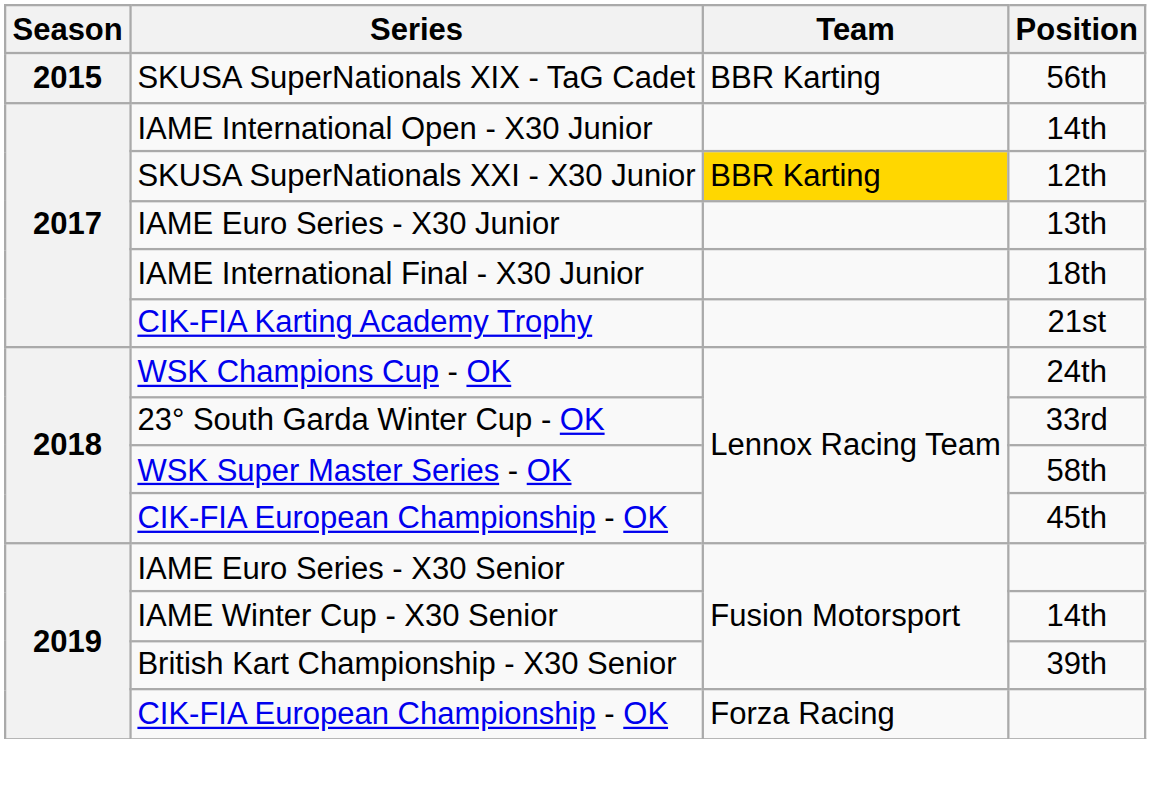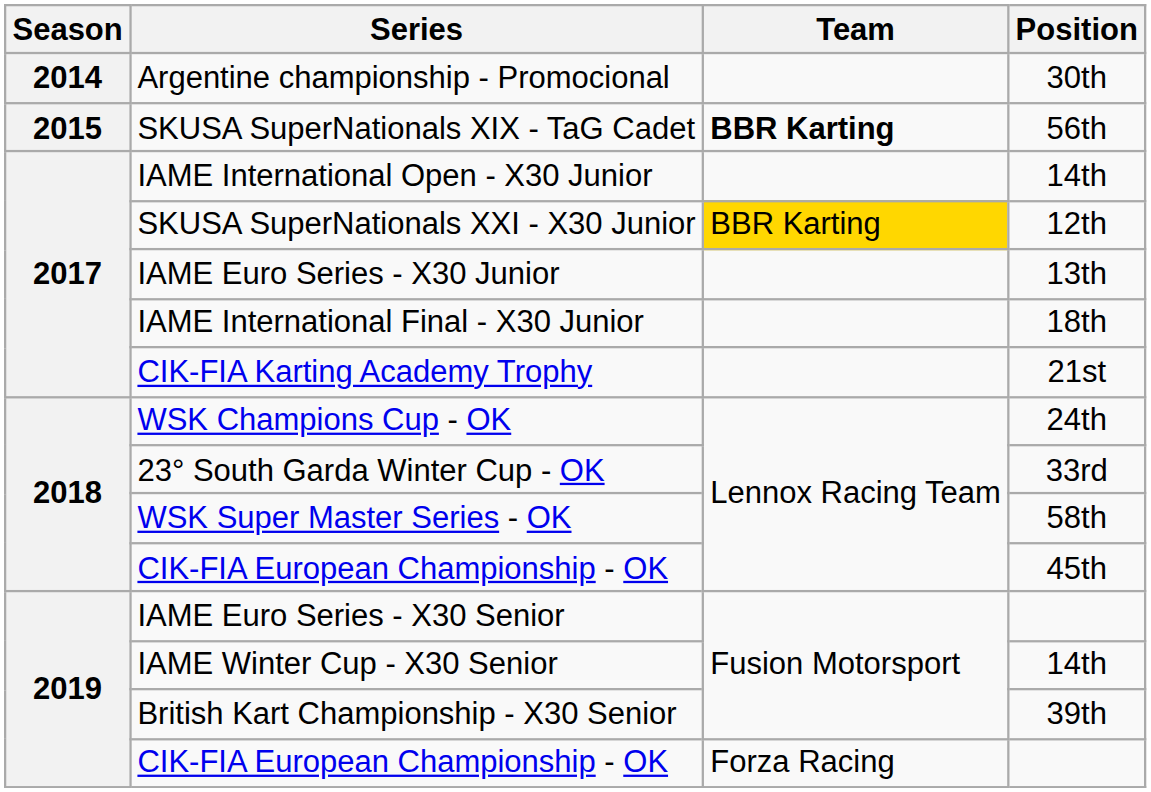+ row: (404, 78)
(796, 78) normal -> (802, 127) bold
